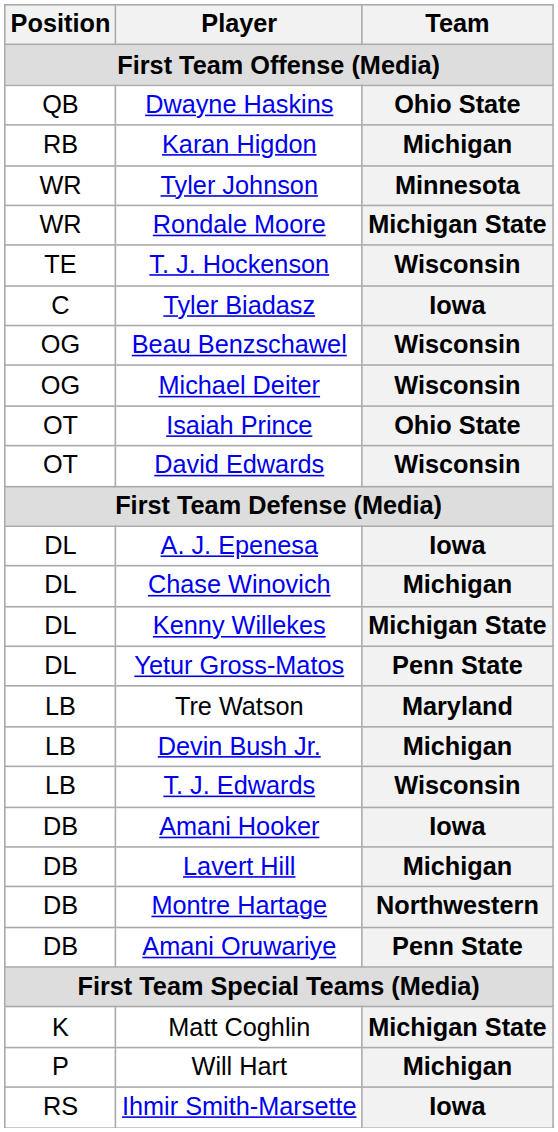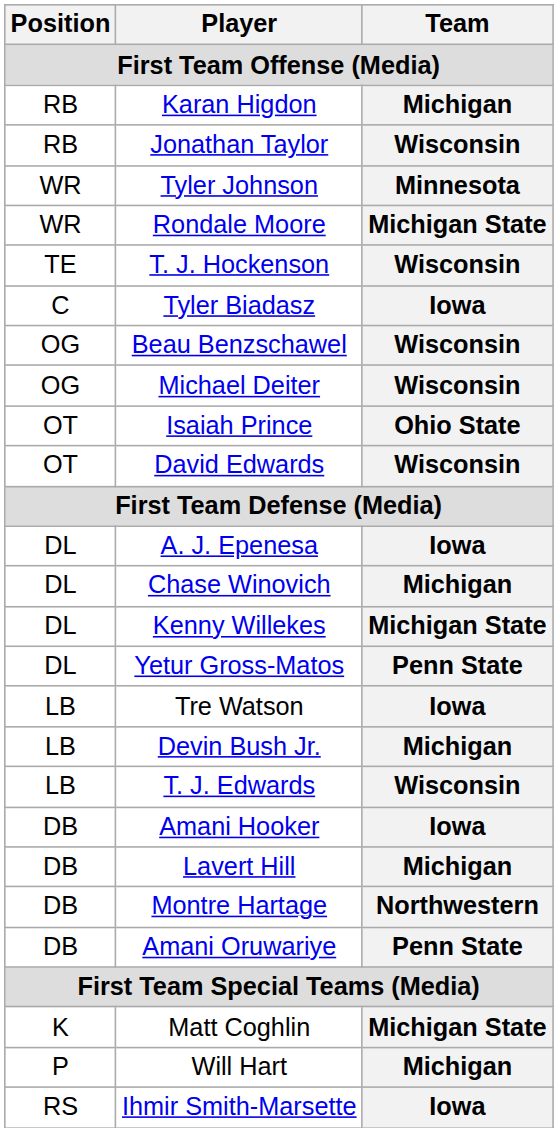- row: (239, 104)
+ row: (239, 144)
(457, 706) Maryland -> (457, 706) Iowa
